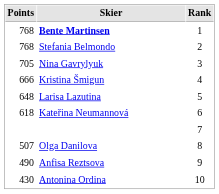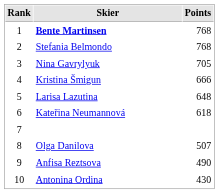columns swapped: (200, 13) <-> (21, 13)
